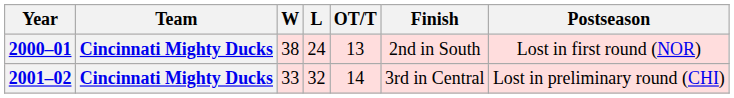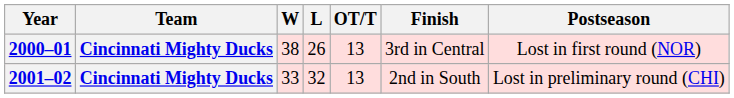(317, 49) 24 -> (317, 49) 26
(435, 49) 2nd in South -> (435, 49) 3rd in Central
(355, 78) 14 -> (355, 78) 13
(435, 78) 3rd in Central -> (435, 78) 2nd in South
